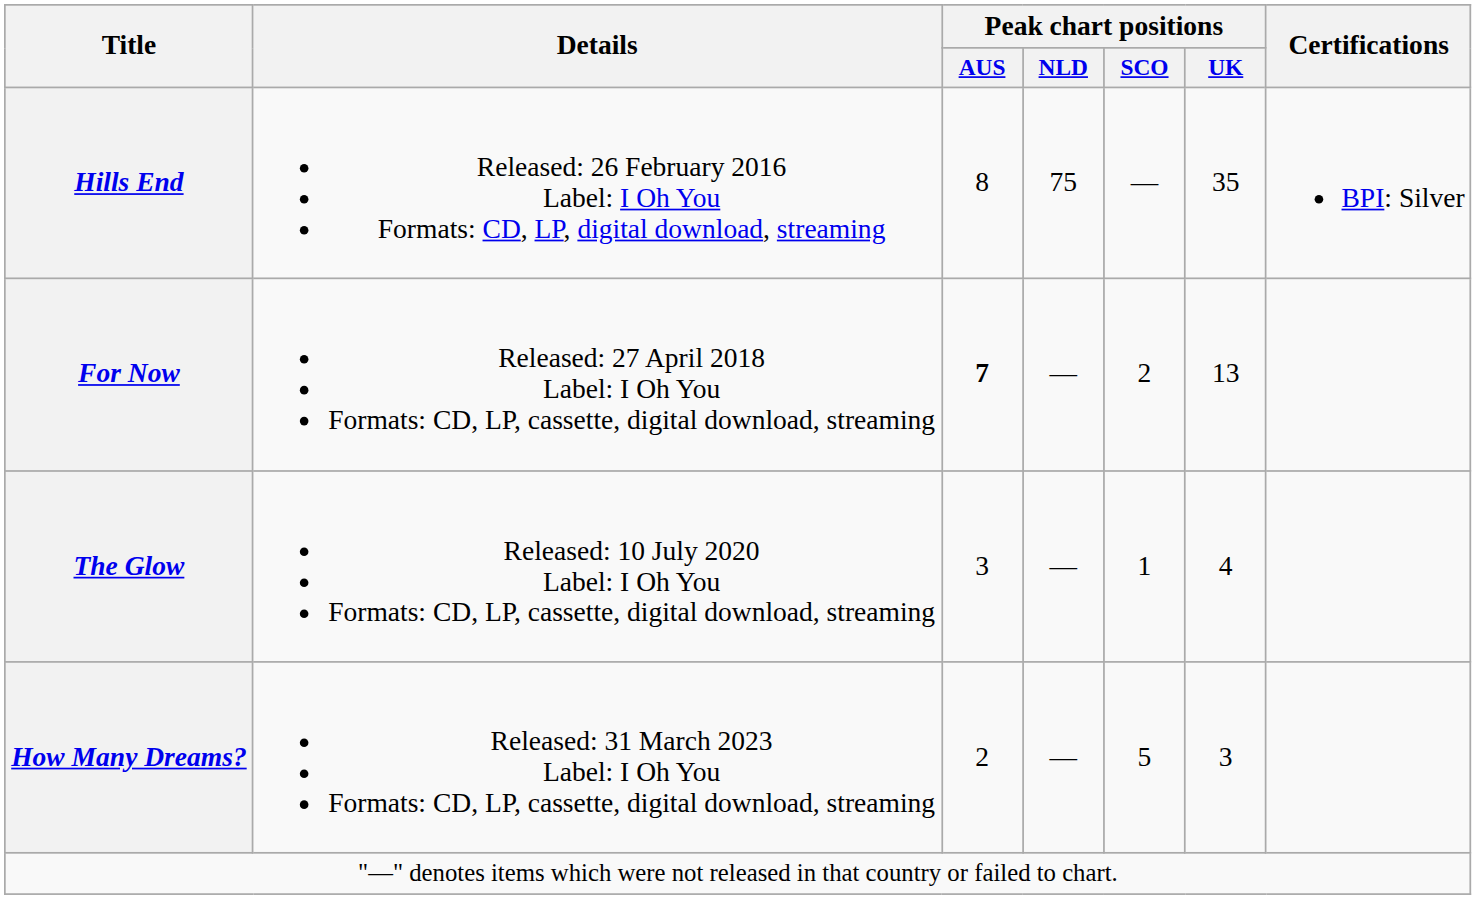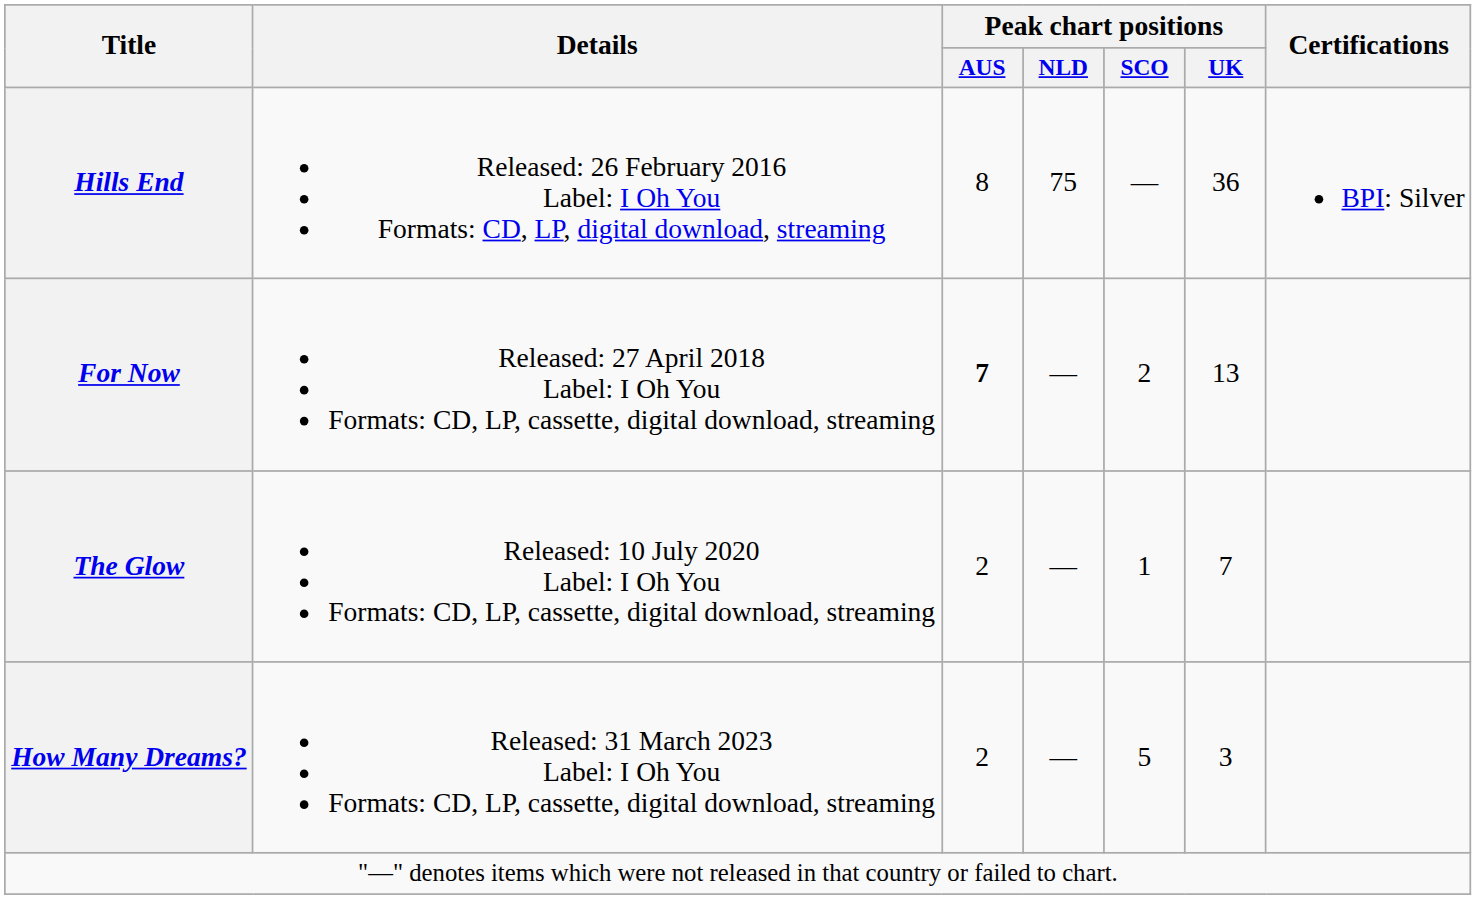(1226, 182) 35 -> (1226, 182) 36
(982, 565) 3 -> (982, 565) 2
(1226, 565) 4 -> (1226, 565) 7
